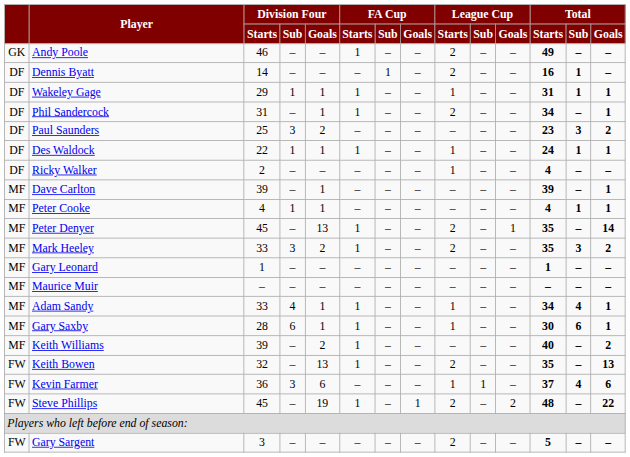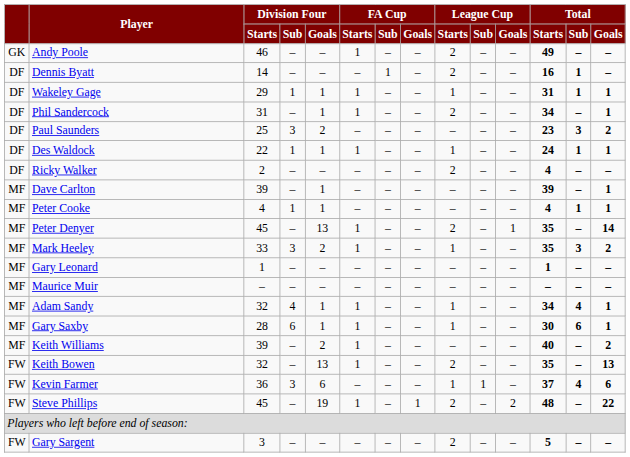(453, 170) 1 -> (453, 170) 2
(453, 248) 2 -> (453, 248) 1
(262, 306) 33 -> (262, 306) 32
